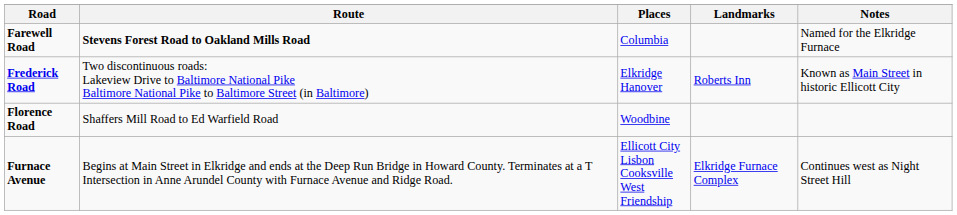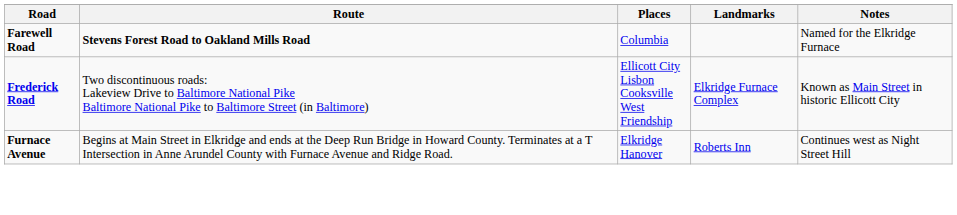(641, 80) Elkridge Hanover -> (650, 93) Ellicott City Lisbon Cooksville West Friendship
(722, 80) Roberts Inn -> (736, 93) Elkridge Furnace Complex
- row: (30, 119)
(650, 173) Ellicott City Lisbon Cooksville West Friendship -> (641, 147) Elkridge Hanover
(736, 173) Elkridge Furnace Complex -> (722, 147) Roberts Inn
